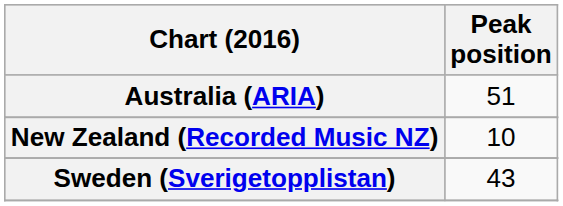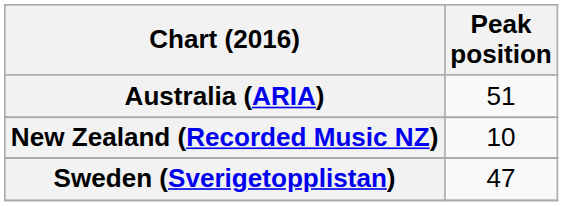(501, 178) 43 -> (501, 178) 47
